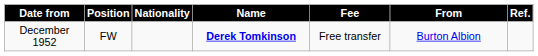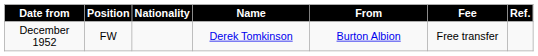columns swapped: (449, 13) <-> (350, 13)
(251, 36) bold -> (251, 36) normal
